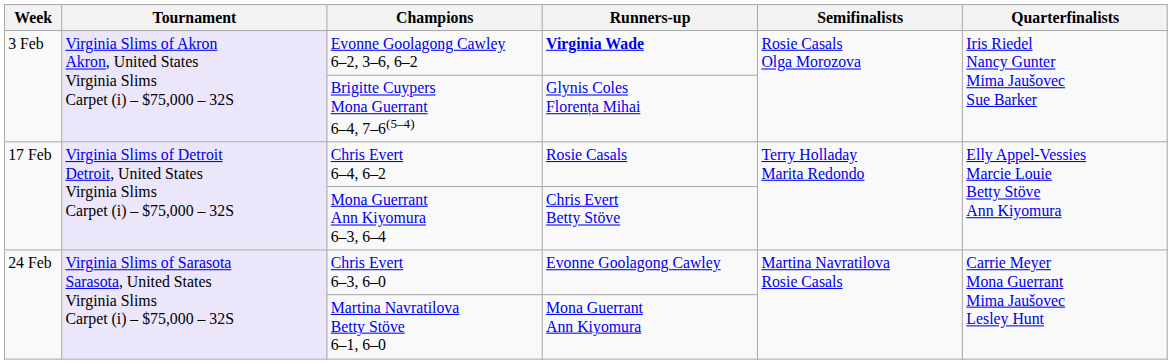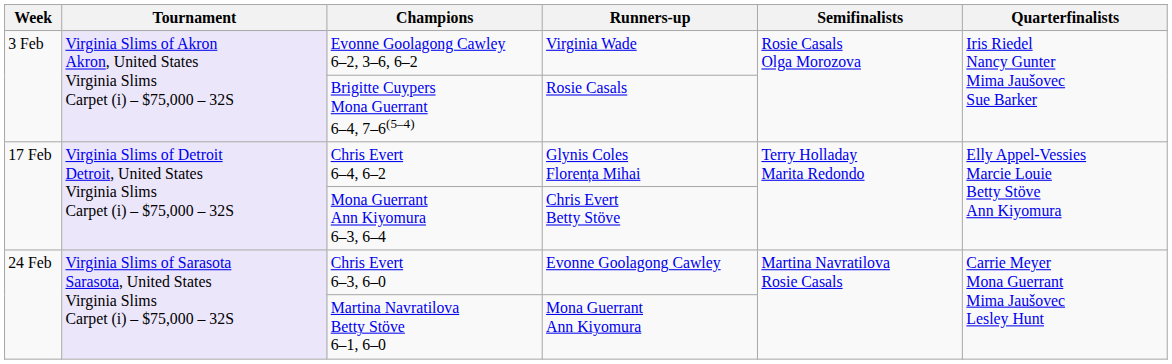(595, 43) bold -> (591, 43) normal
(593, 97) Glynis Coles Florența Mihai -> (587, 88) Rosie Casals
(587, 155) Rosie Casals -> (593, 164) Glynis Coles Florența Mihai
